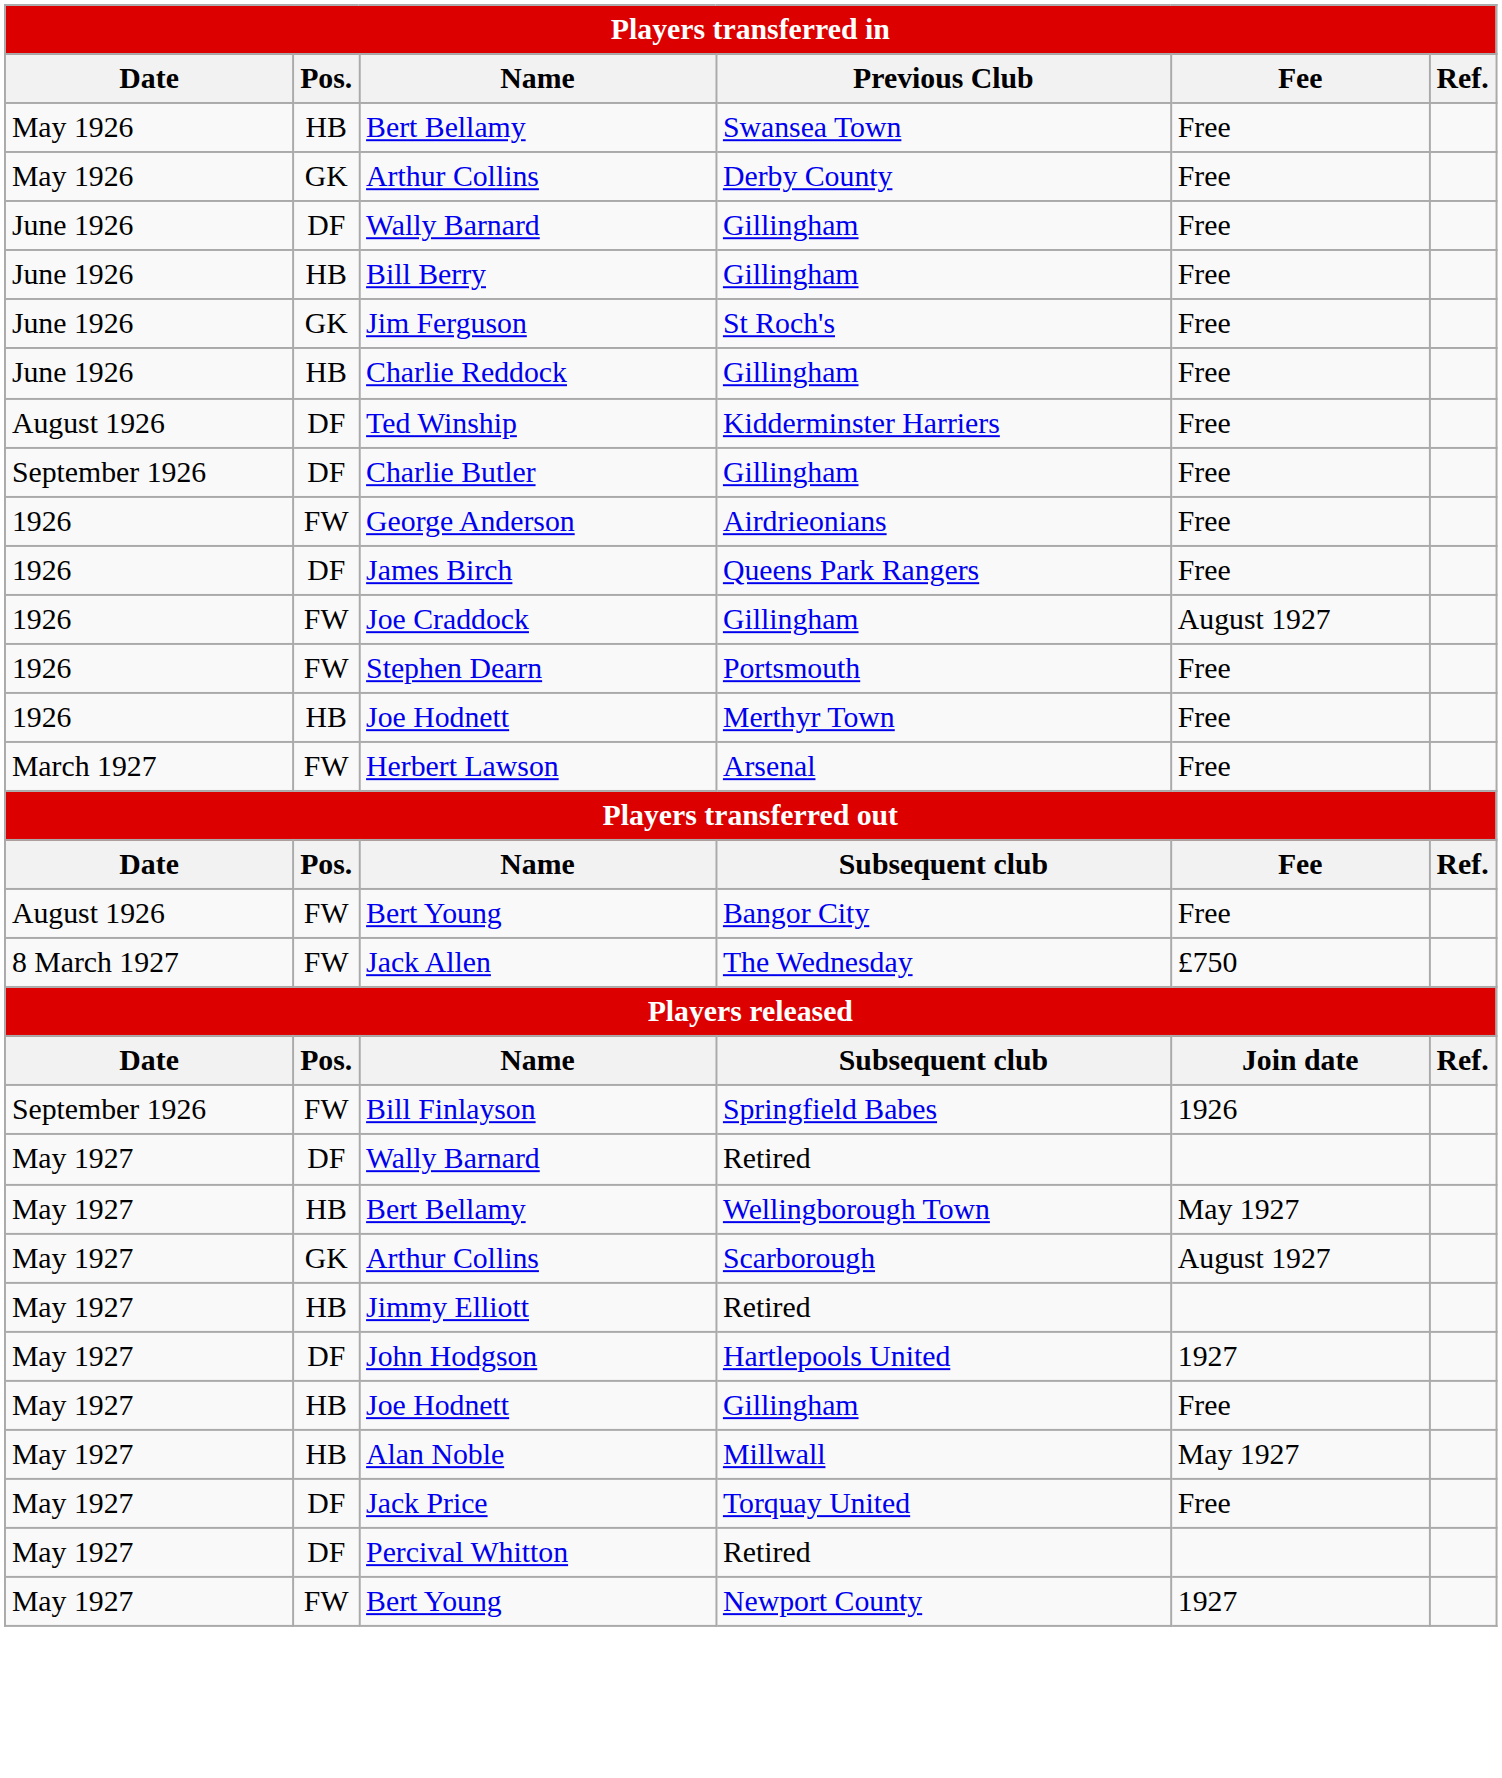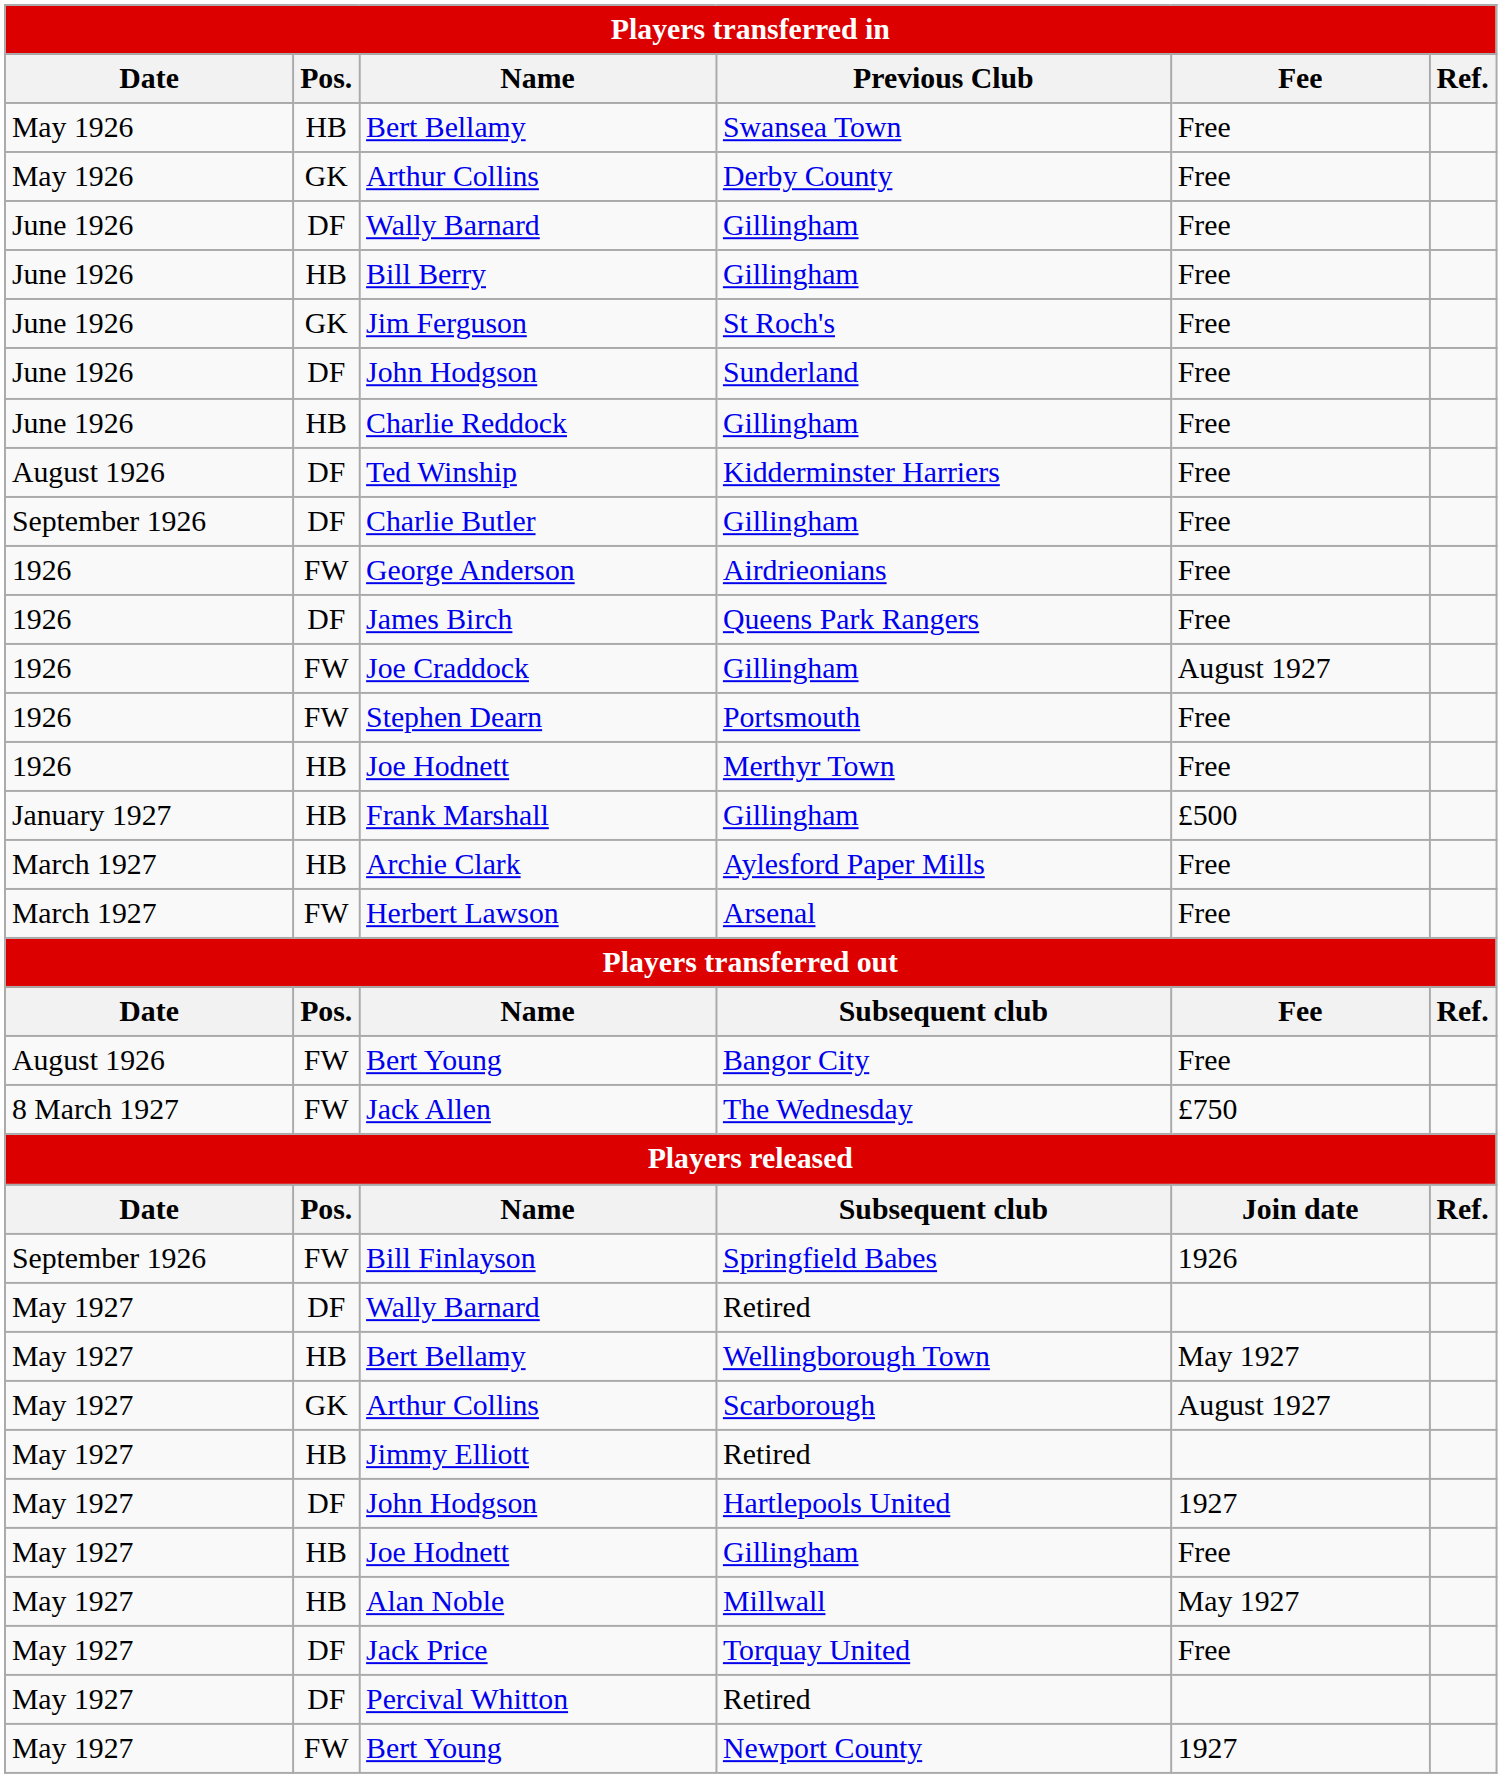+ row: (452, 373)
+ row: (457, 815)
+ row: (443, 864)
